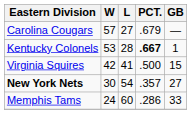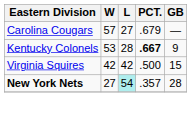(175, 48) 1 -> (175, 48) 9
(127, 65) 41 -> (127, 65) 42
(110, 83) 30 -> (110, 83) 27
(127, 83) no background -> (127, 83) paleturquoise background
(175, 83) 27 -> (175, 83) 28
- row: (44, 100)
